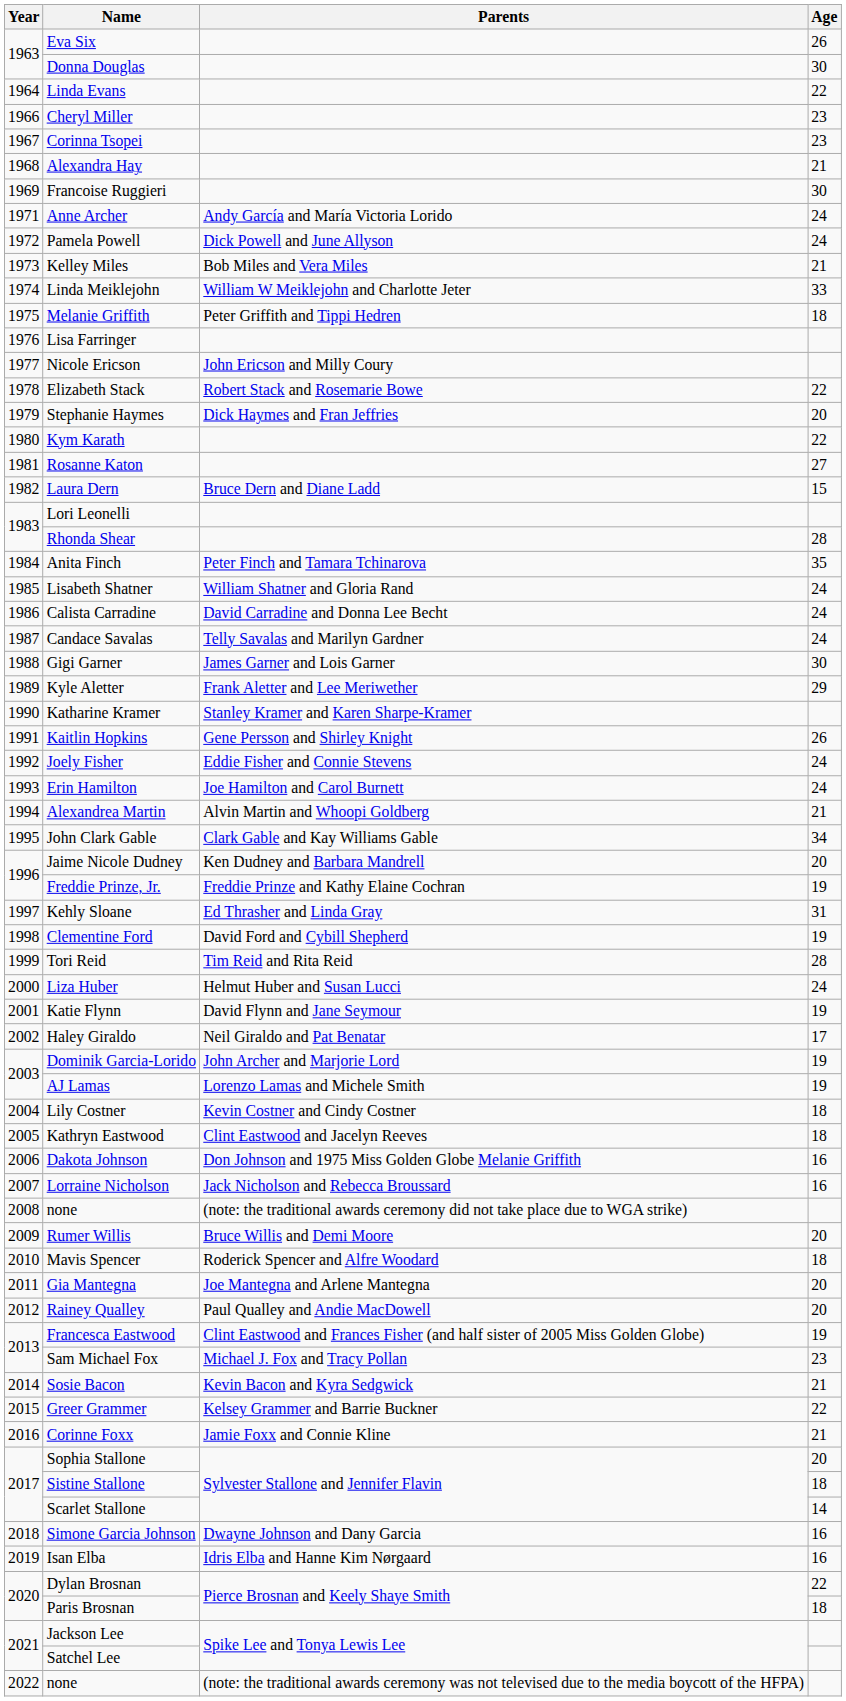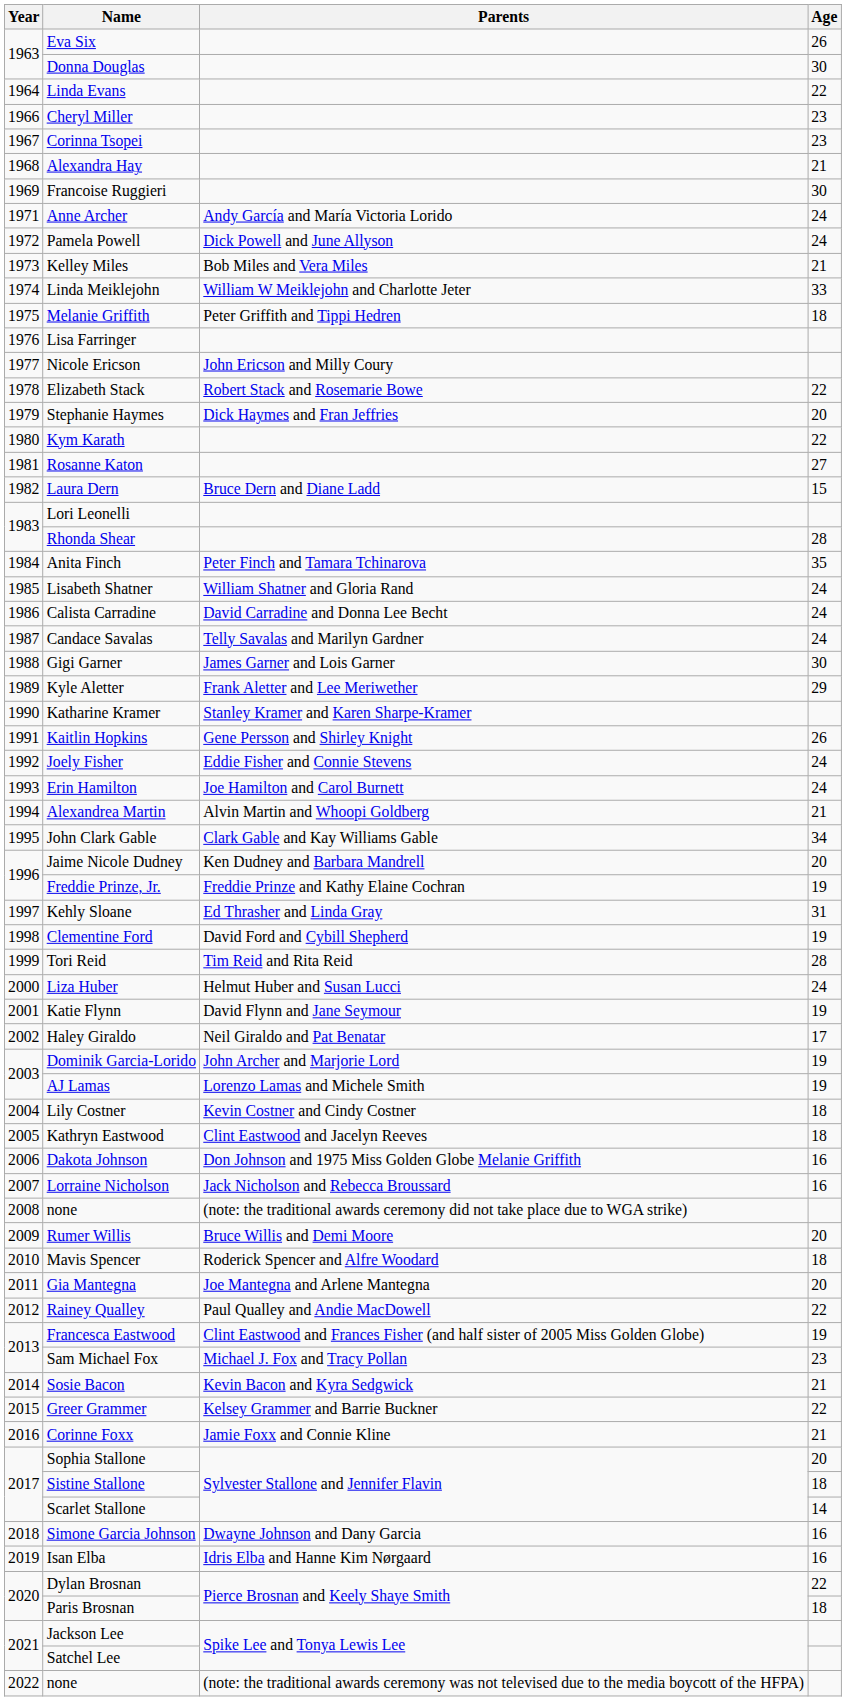(819, 1310) 20 -> (819, 1310) 22
